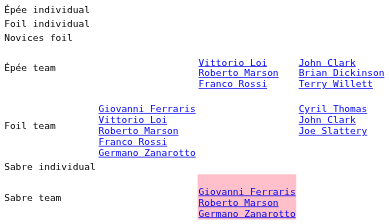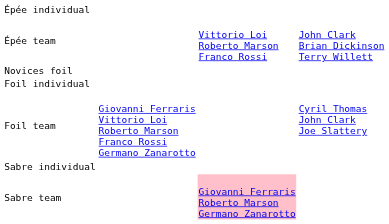rows swapped: (30, 68) <-> (47, 24)
